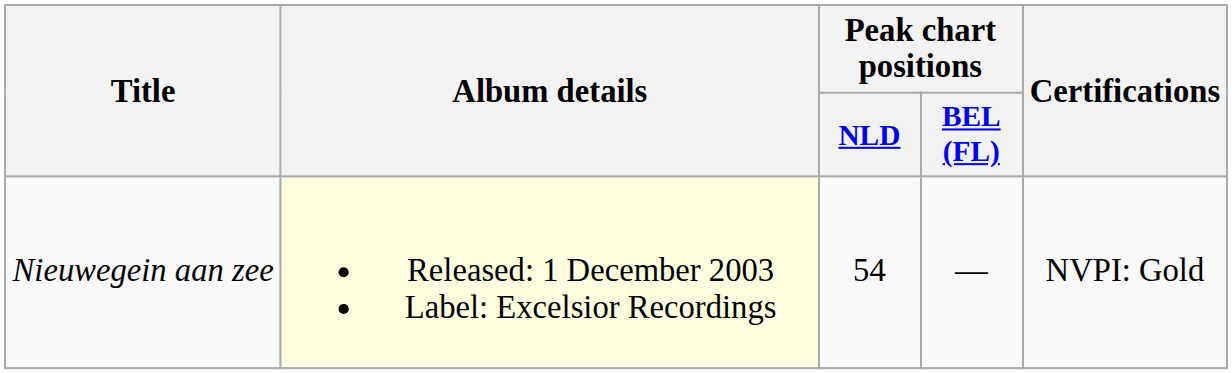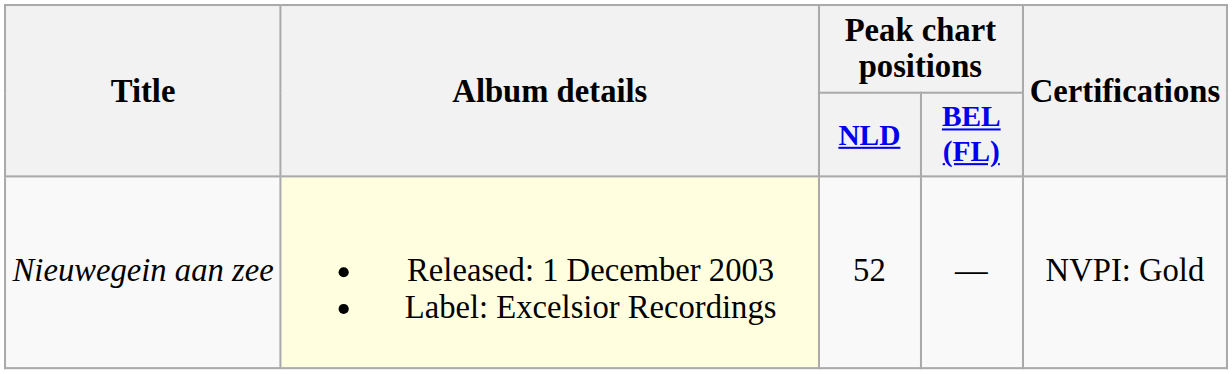(869, 271) 54 -> (869, 271) 52
